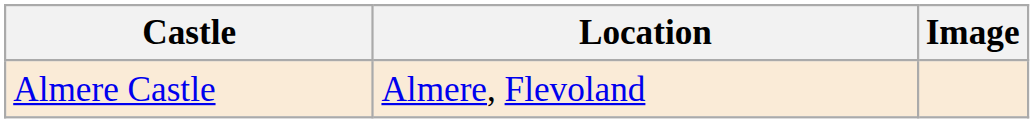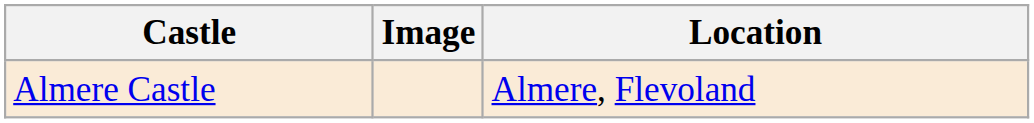columns swapped: (645, 32) <-> (973, 32)
